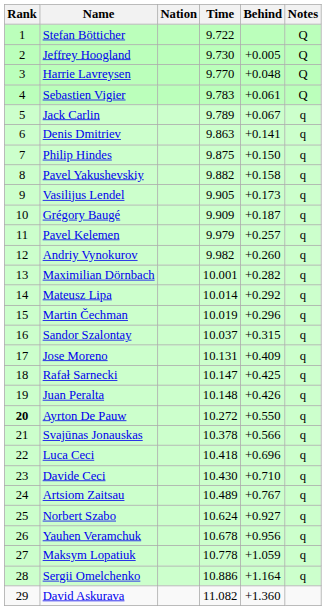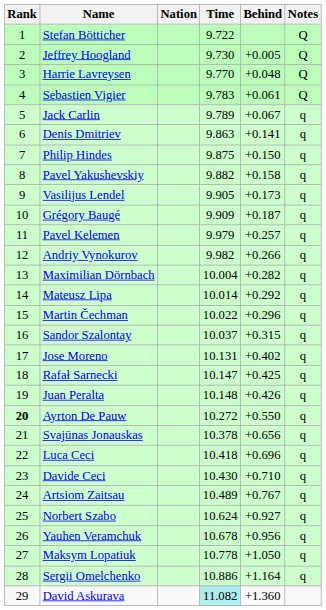(263, 255) +0.260 -> (263, 255) +0.266
(220, 275) 10.001 -> (220, 275) 10.004
(220, 315) 10.019 -> (220, 315) 10.022
(263, 355) +0.409 -> (263, 355) +0.402
(263, 435) +0.566 -> (263, 435) +0.656
(263, 555) +1.059 -> (263, 555) +1.050
(220, 595) no background -> (220, 595) paleturquoise background
